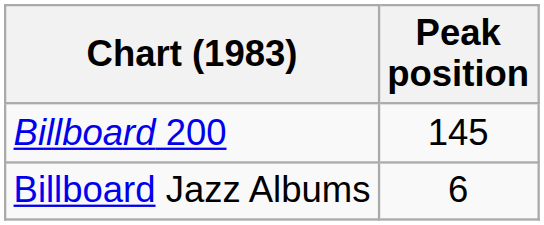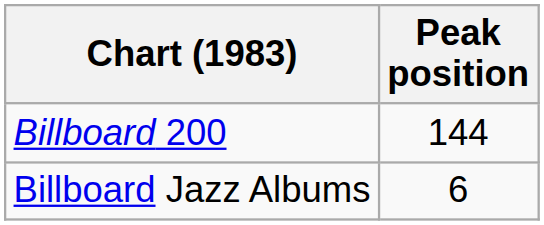(458, 132) 145 -> (458, 132) 144
